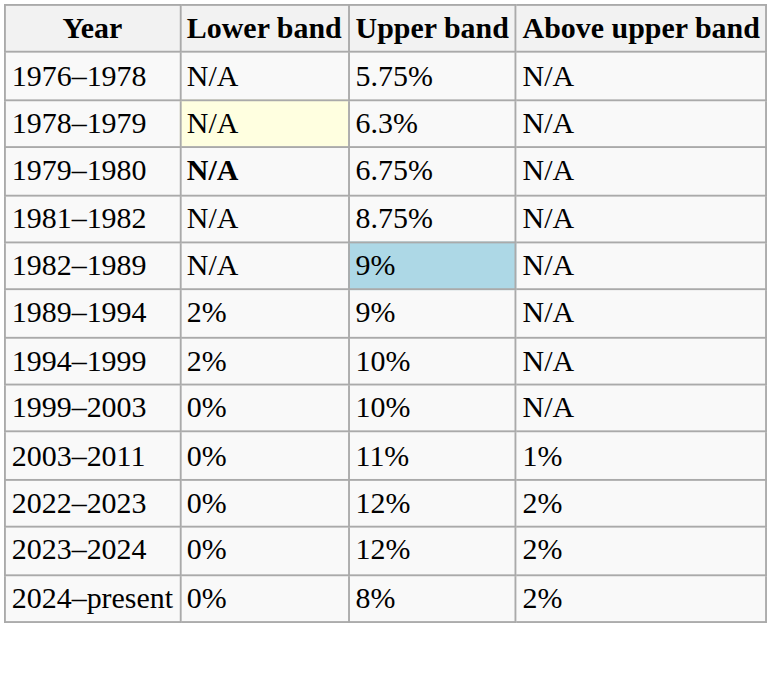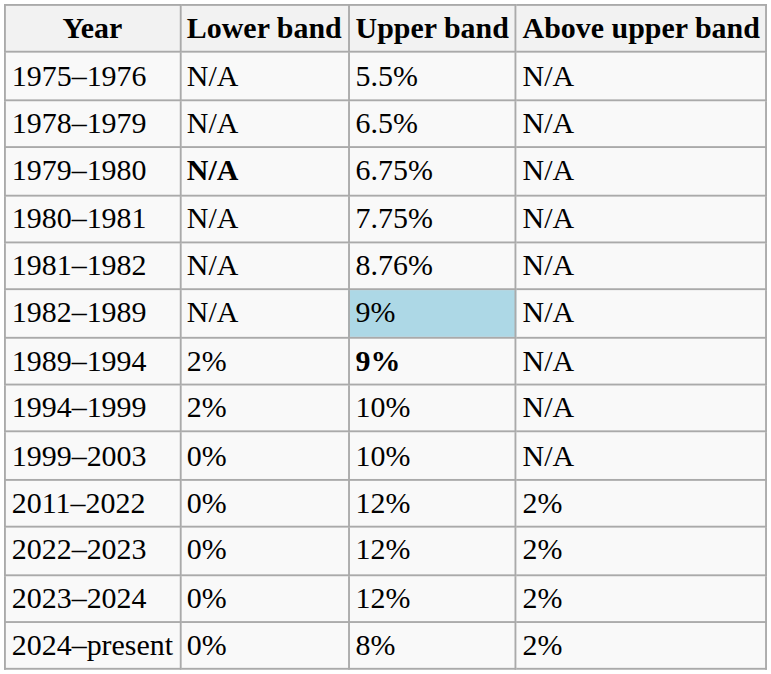+ row: (79, 75)
- row: (79, 75)
(213, 123) lightyellow background -> (213, 123) no background
(387, 123) 6.3% -> (387, 123) 6.5%
+ row: (79, 218)
(394, 218) 8.75% -> (394, 265) 8.76%
(375, 312) normal -> (378, 360) bold
- row: (79, 455)
+ row: (79, 502)
